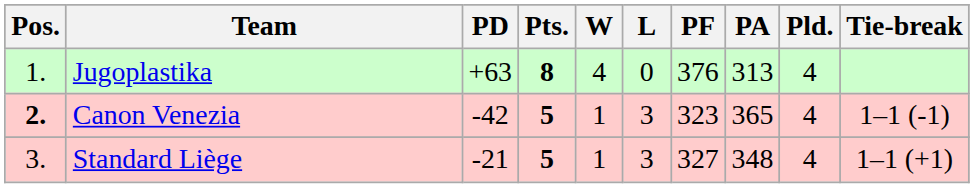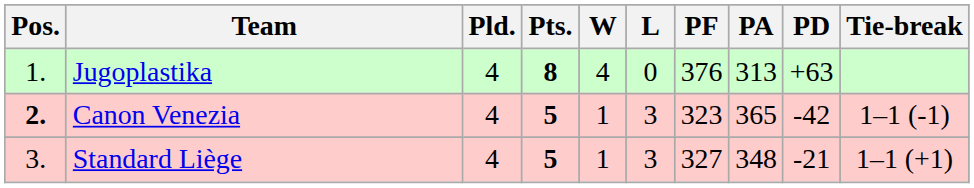columns swapped: (810, 26) <-> (490, 26)
